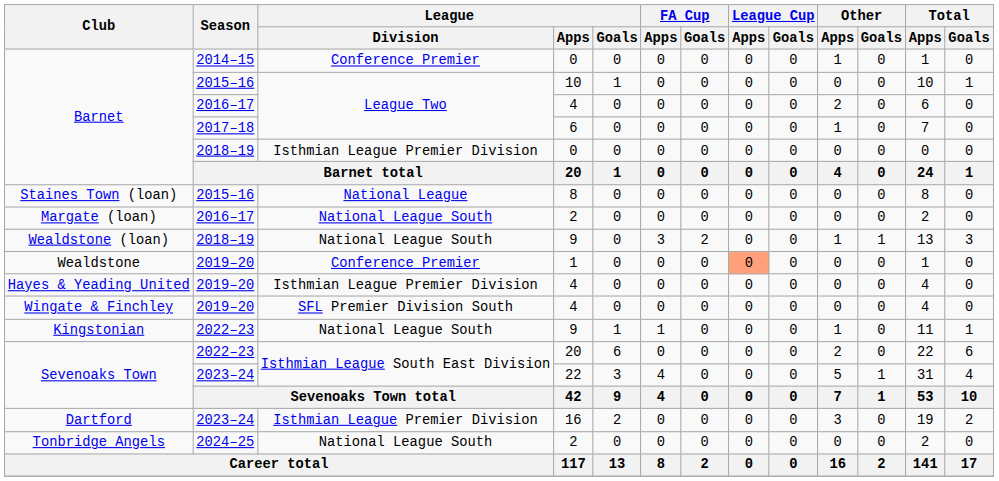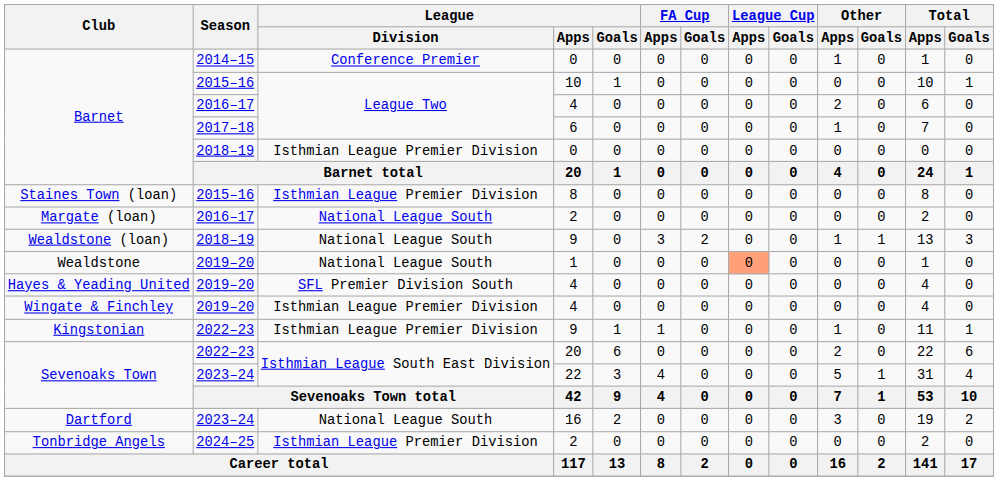(405, 195) National League -> (405, 195) Isthmian League Premier Division
(405, 263) Conference Premier -> (405, 263) National League South
(405, 285) Isthmian League Premier Division -> (405, 285) SFL Premier Division South
(405, 308) SFL Premier Division South -> (405, 308) Isthmian League Premier Division
(405, 330) National League South -> (405, 330) Isthmian League Premier Division
(405, 420) Isthmian League Premier Division -> (405, 420) National League South
(405, 442) National League South -> (405, 442) Isthmian League Premier Division
